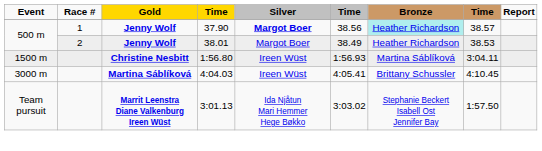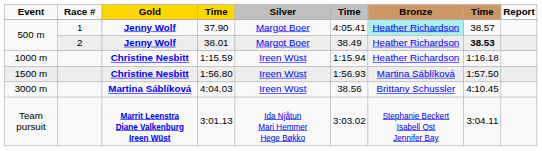(283, 27) bold -> (283, 27) normal
(349, 27) 38.56 -> (349, 27) 4:05.41
(482, 43) normal -> (482, 43) bold
+ row: (216, 58)
(482, 58) 3:04.11 -> (482, 74) 1:57.50
(349, 74) 4:05.41 -> (349, 89) 38.56
(482, 106) 1:57.50 -> (482, 121) 3:04.11
